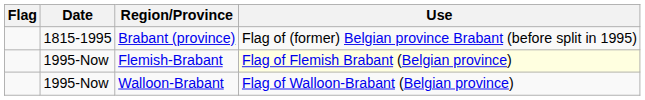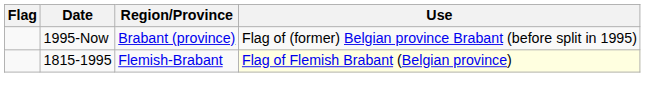(78, 38) 1815-1995 -> (76, 38) 1995-Now
(76, 60) 1995-Now -> (78, 60) 1815-1995
- row: (171, 83)
